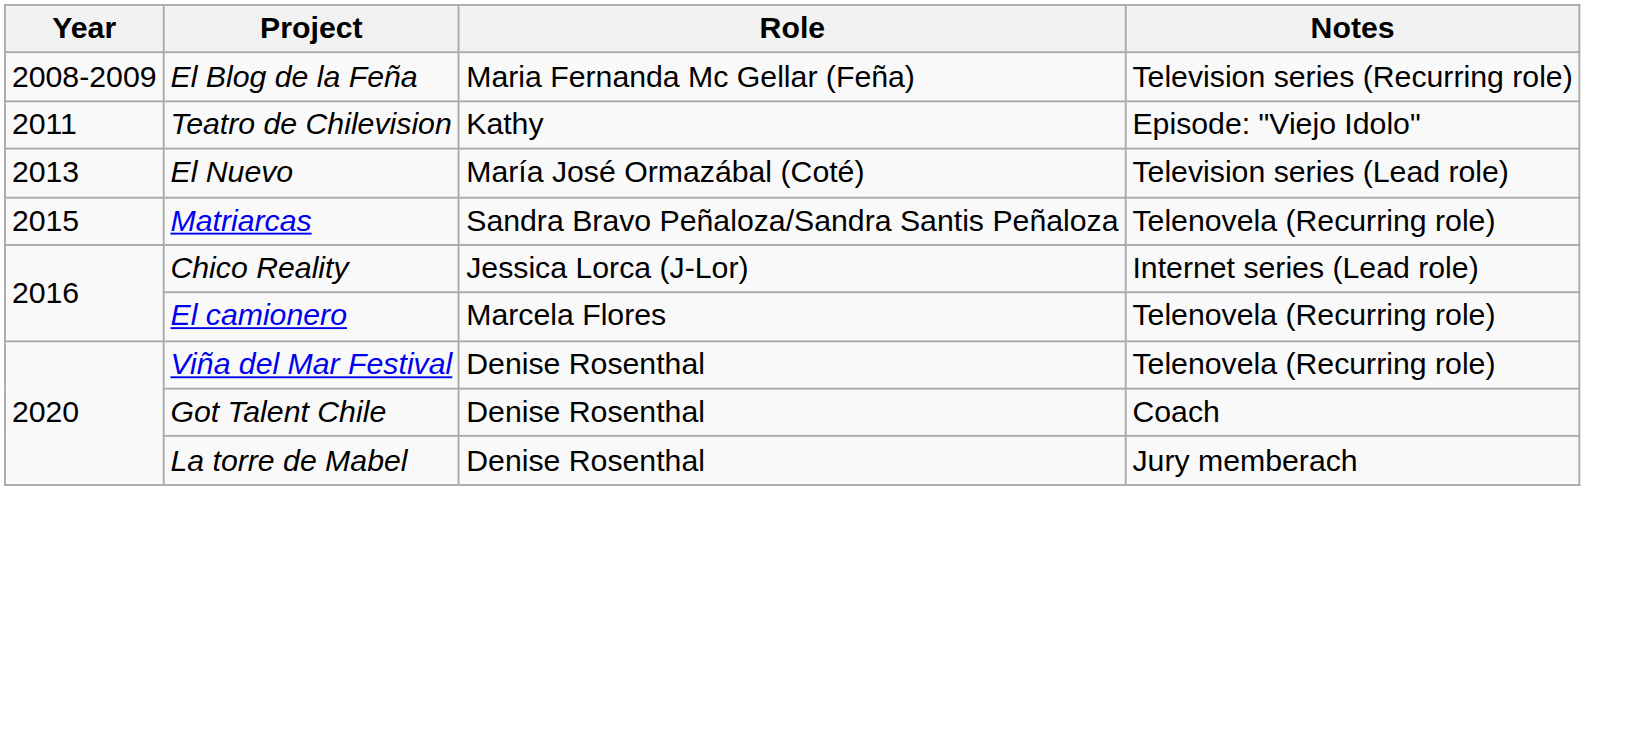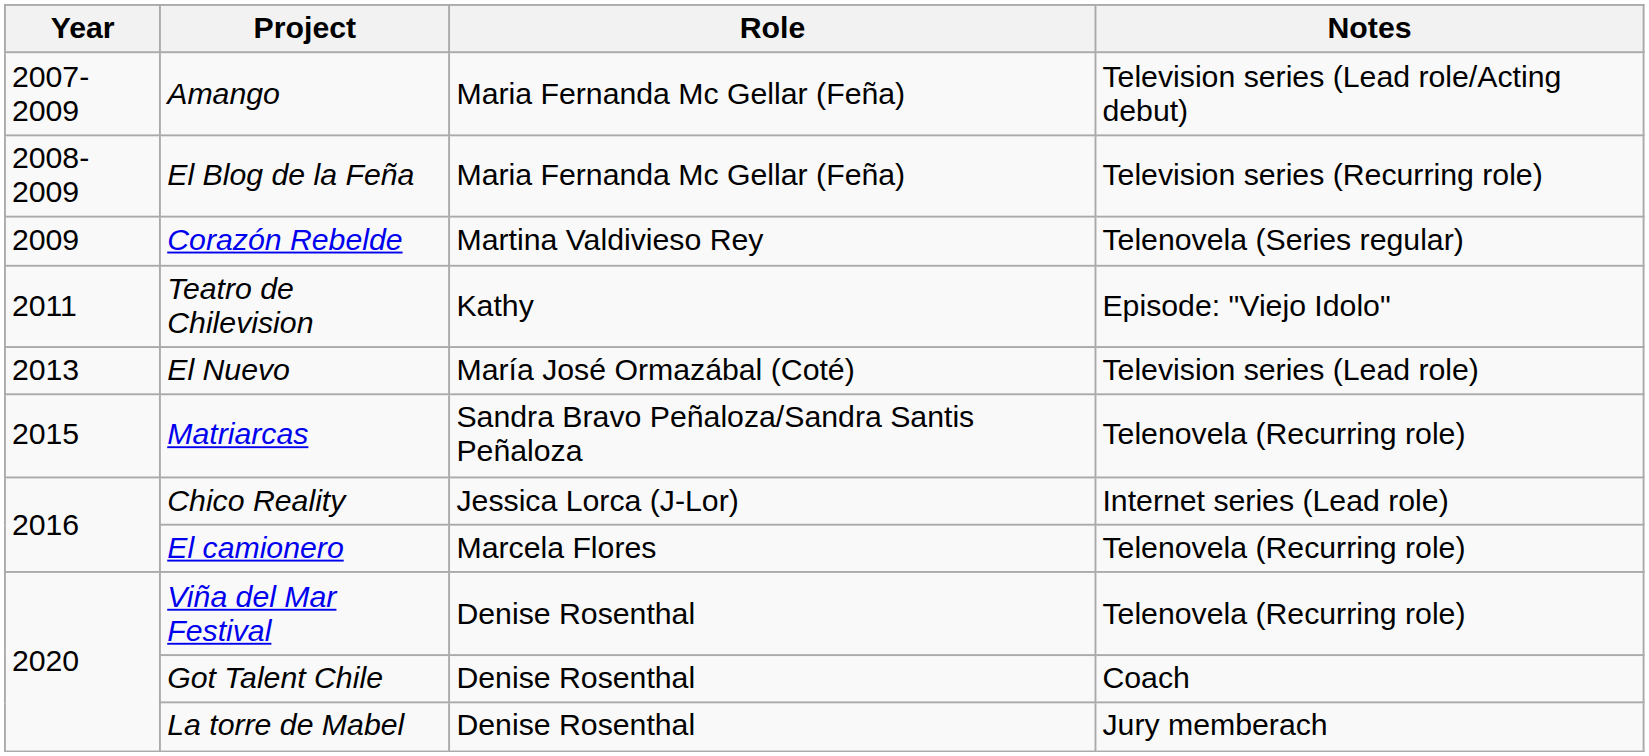+ row: (224, 93)
+ row: (285, 240)
